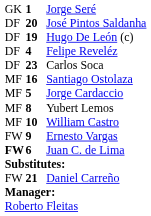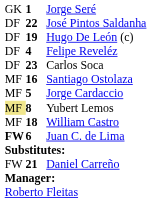(31, 23) 20 -> (31, 23) 22
(13, 107) no background -> (13, 107) khaki background
(31, 122) 10 -> (31, 122) 18
- row: (82, 136)
